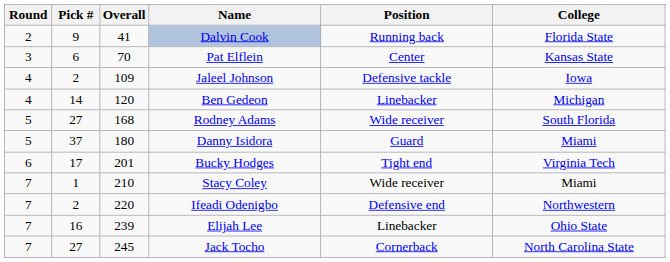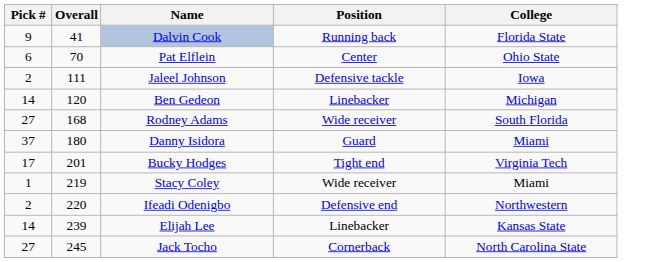- column: (28, 15)
(579, 57) Kansas State -> (531, 57) Ohio State
(124, 78) 109 -> (76, 78) 111
(124, 183) 210 -> (76, 183) 219
(76, 225) 16 -> (28, 225) 14
(579, 225) Ohio State -> (531, 225) Kansas State
